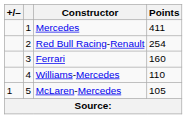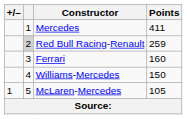(28, 43) no background -> (28, 43) lightgrey background
(157, 43) 254 -> (157, 43) 259
(157, 74) 110 -> (157, 74) 150
